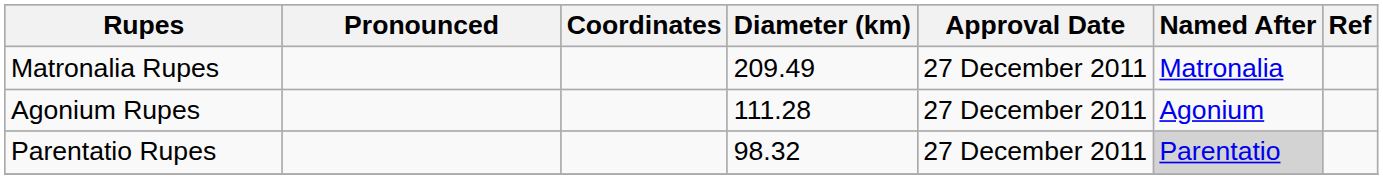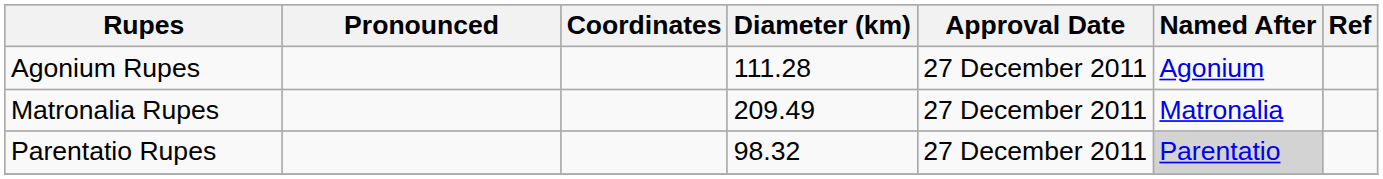rows swapped: (105, 109) <-> (115, 67)
